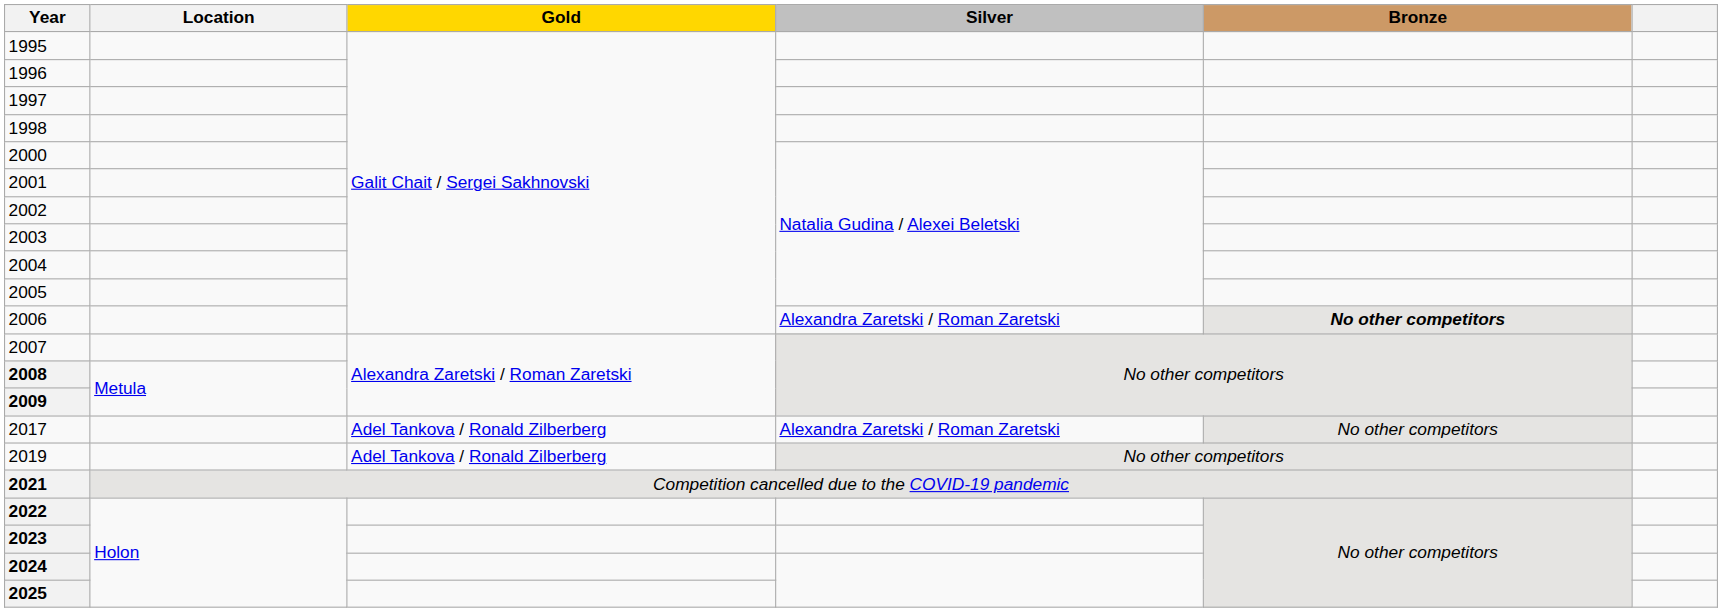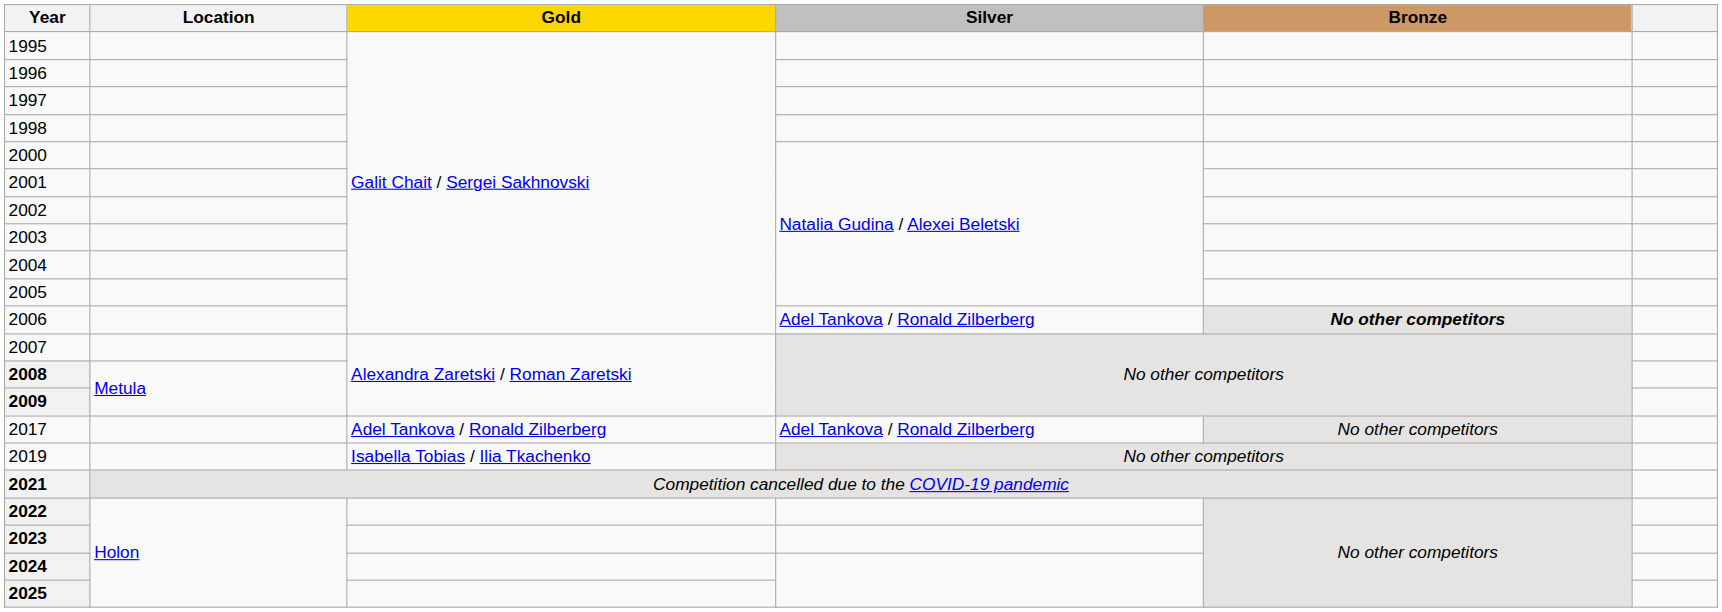(920, 319) Alexandra Zaretski / Roman Zaretski -> (907, 319) Adel Tankova / Ronald Zilberberg
(920, 429) Alexandra Zaretski / Roman Zaretski -> (907, 429) Adel Tankova / Ronald Zilberberg
(479, 456) Adel Tankova / Ronald Zilberberg -> (471, 456) Isabella Tobias / Ilia Tkachenko
